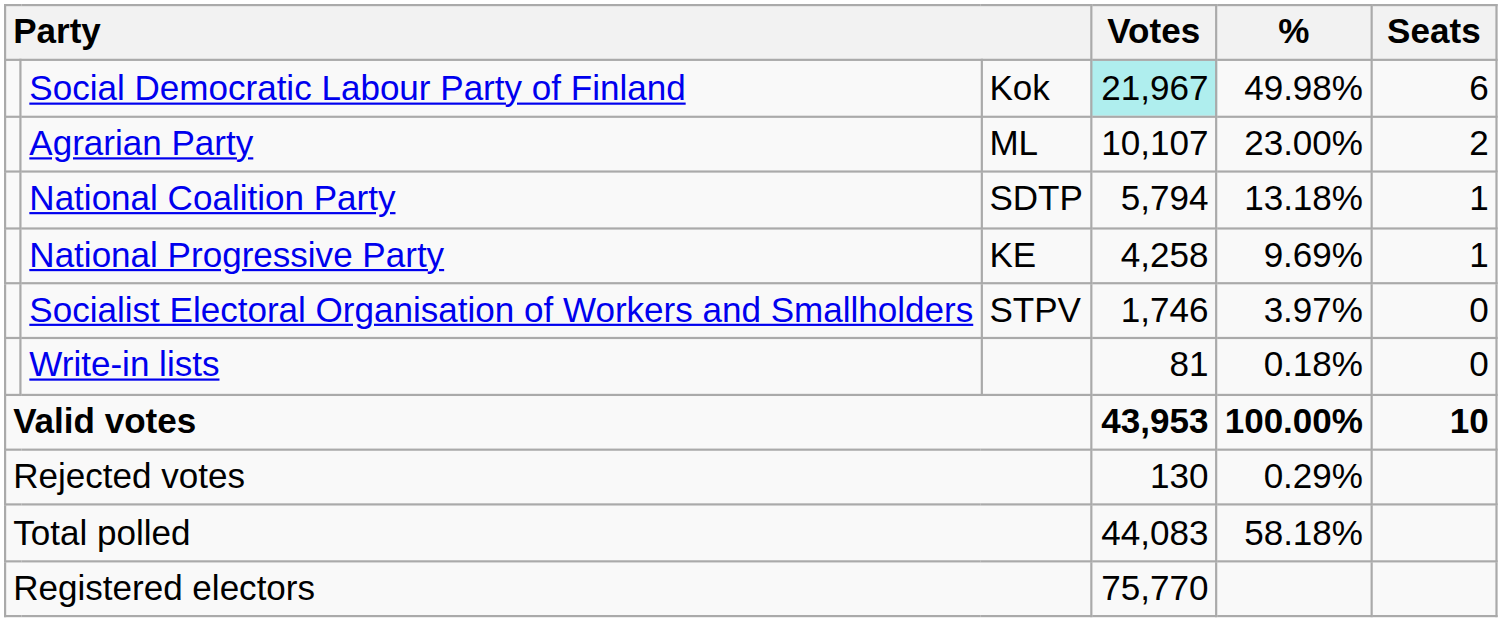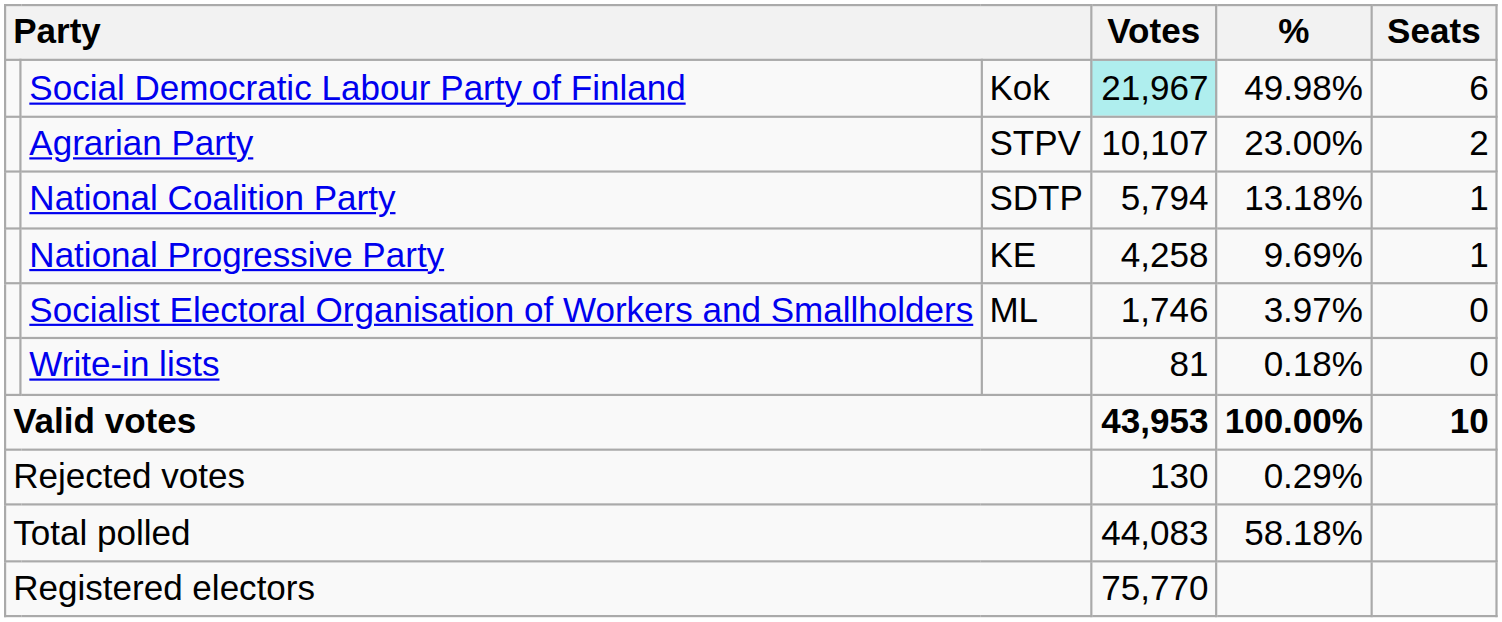(1014, 143) ML -> (1035, 143) STPV
(1035, 310) STPV -> (1014, 310) ML
